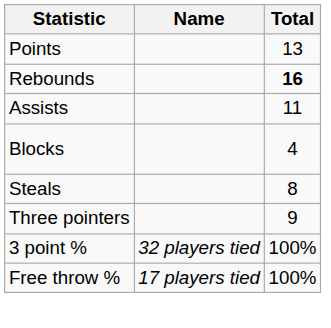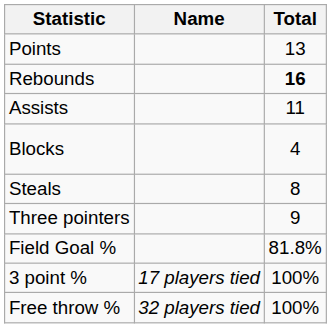+ row: (62, 248)
(199, 248) 32 players tied -> (199, 277) 17 players tied
(199, 277) 17 players tied -> (199, 307) 32 players tied
